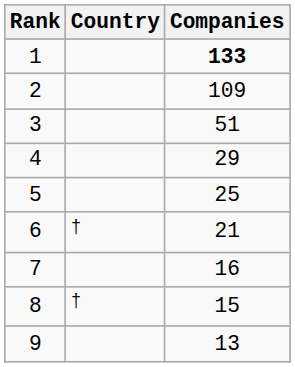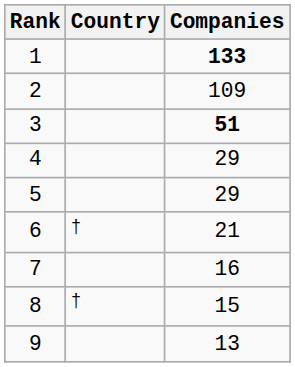(227, 126) normal -> (227, 126) bold
(227, 195) 25 -> (227, 195) 29
